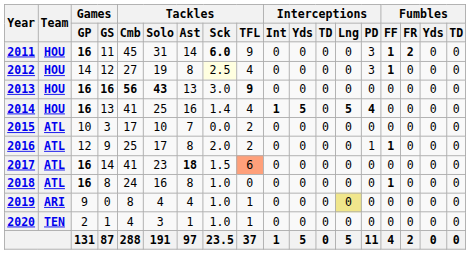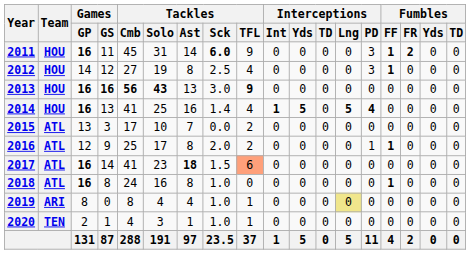(220, 70) lightyellow background -> (220, 70) no background
(84, 127) 10 -> (84, 127) 13
(84, 202) 9 -> (84, 202) 8
